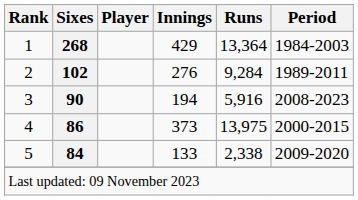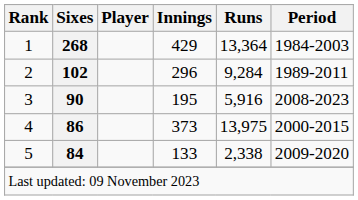(184, 72) 276 -> (184, 72) 296
(184, 99) 194 -> (184, 99) 195
